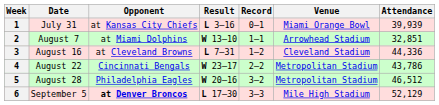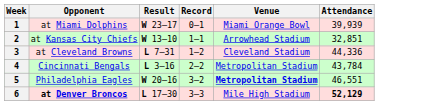- column: (59, 11)
(144, 25) at Kansas City Chiefs -> (84, 25) at Miami Dolphins
(219, 25) L 3–16 -> (159, 25) W 23–17
(144, 39) at Miami Dolphins -> (84, 39) at Kansas City Chiefs
(219, 66) W 23–17 -> (159, 66) L 3–16
(407, 66) 43,786 -> (347, 66) 43,784
(327, 80) normal -> (267, 80) bold
(407, 80) 46,512 -> (347, 80) 46,551
(407, 94) normal -> (347, 94) bold
